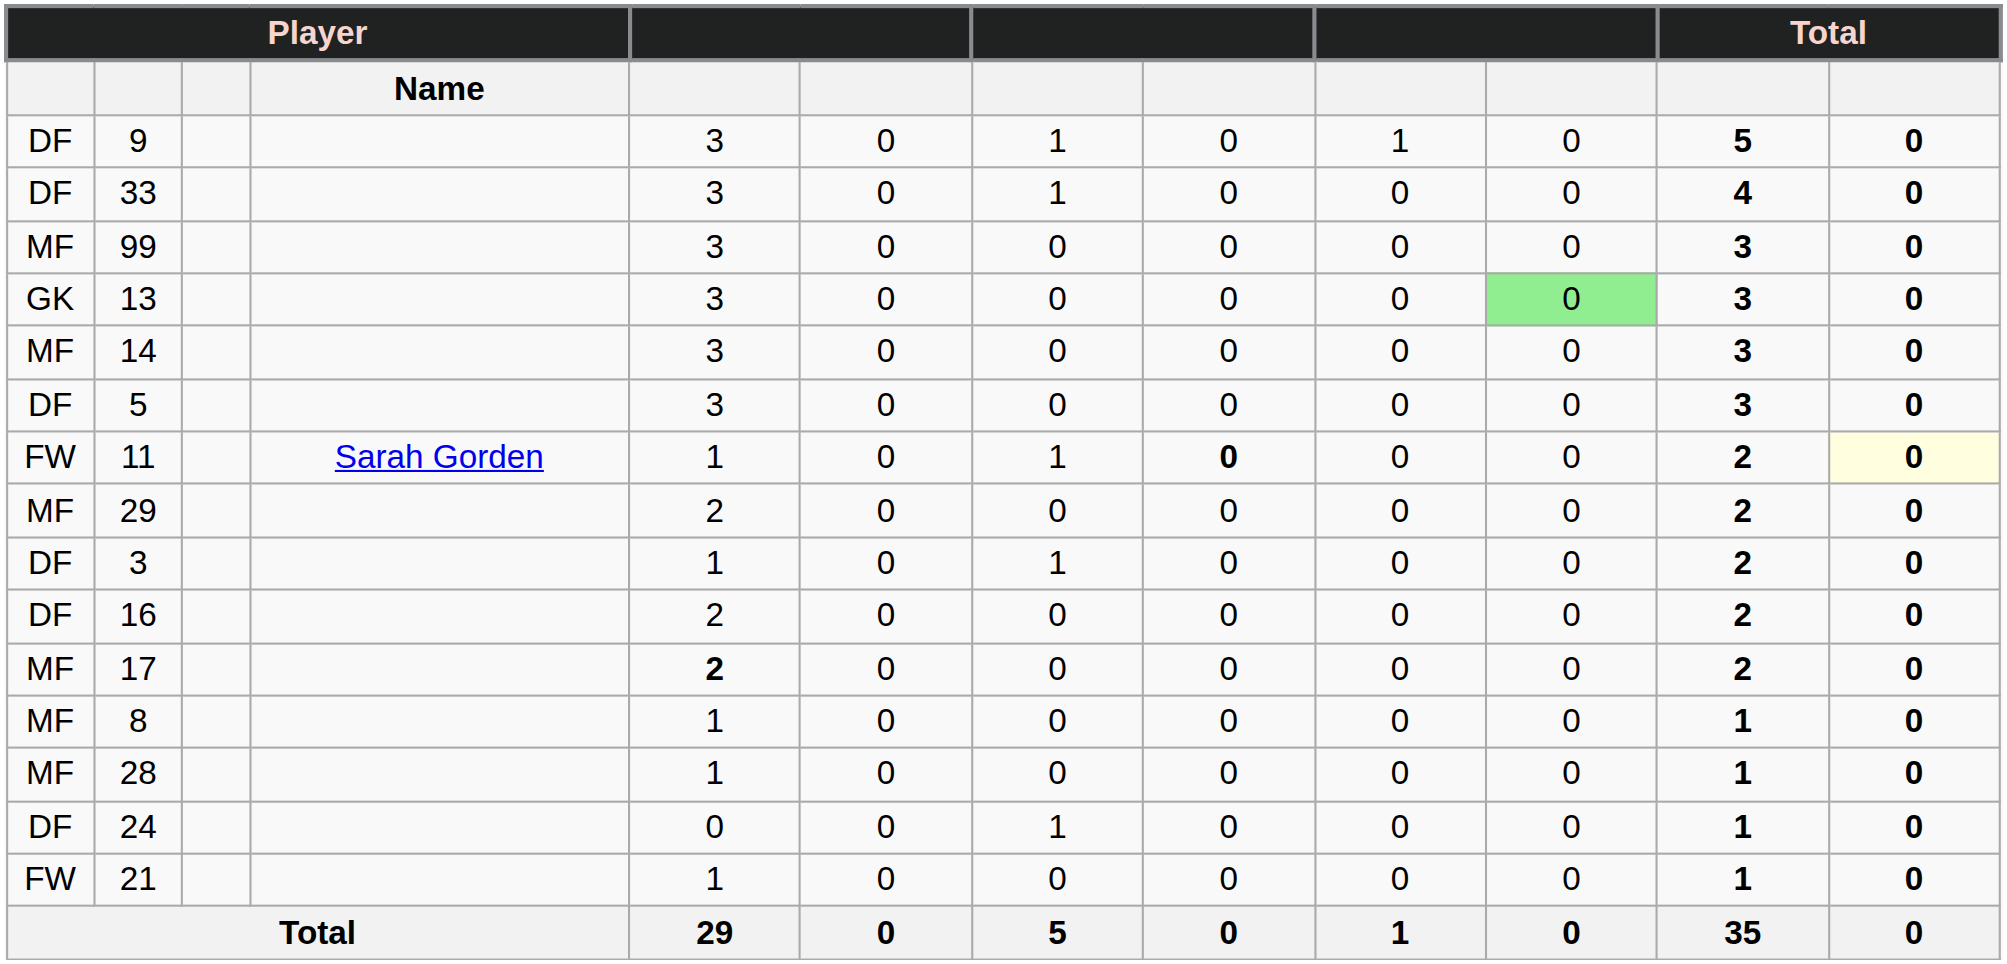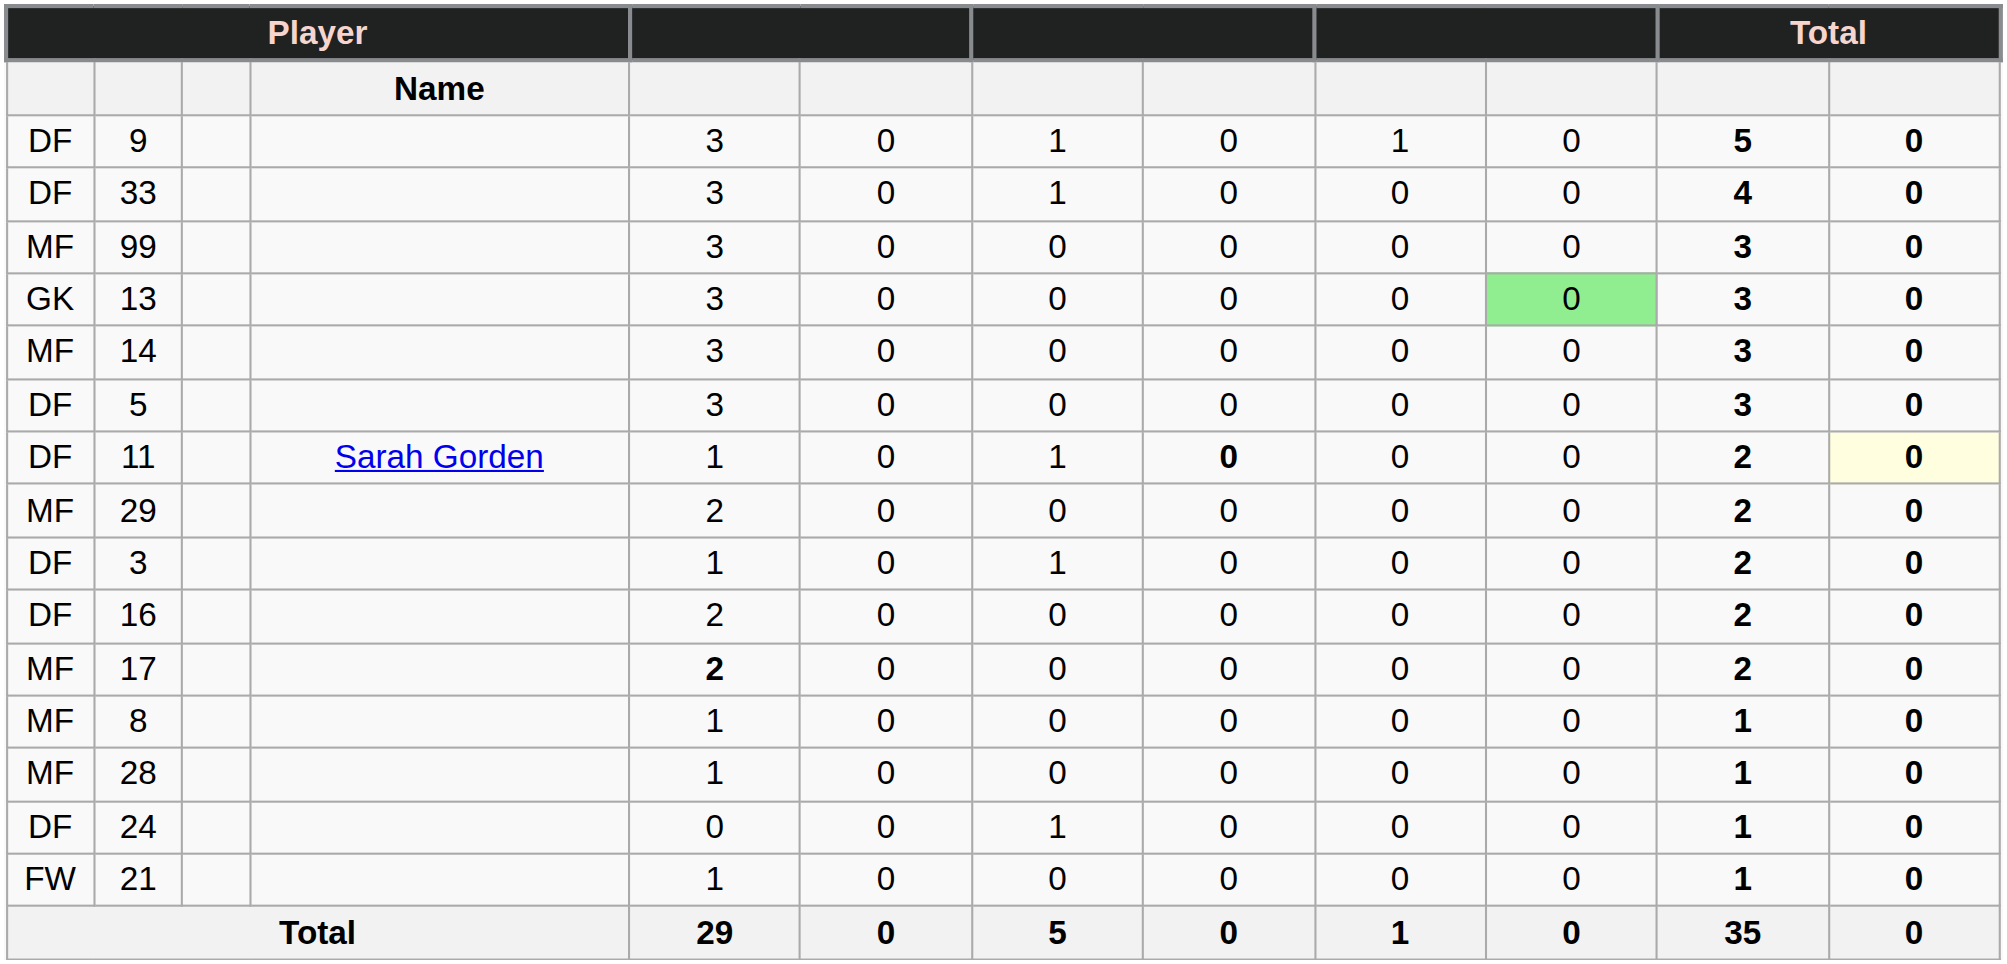(50, 457) FW -> (50, 457) DF
